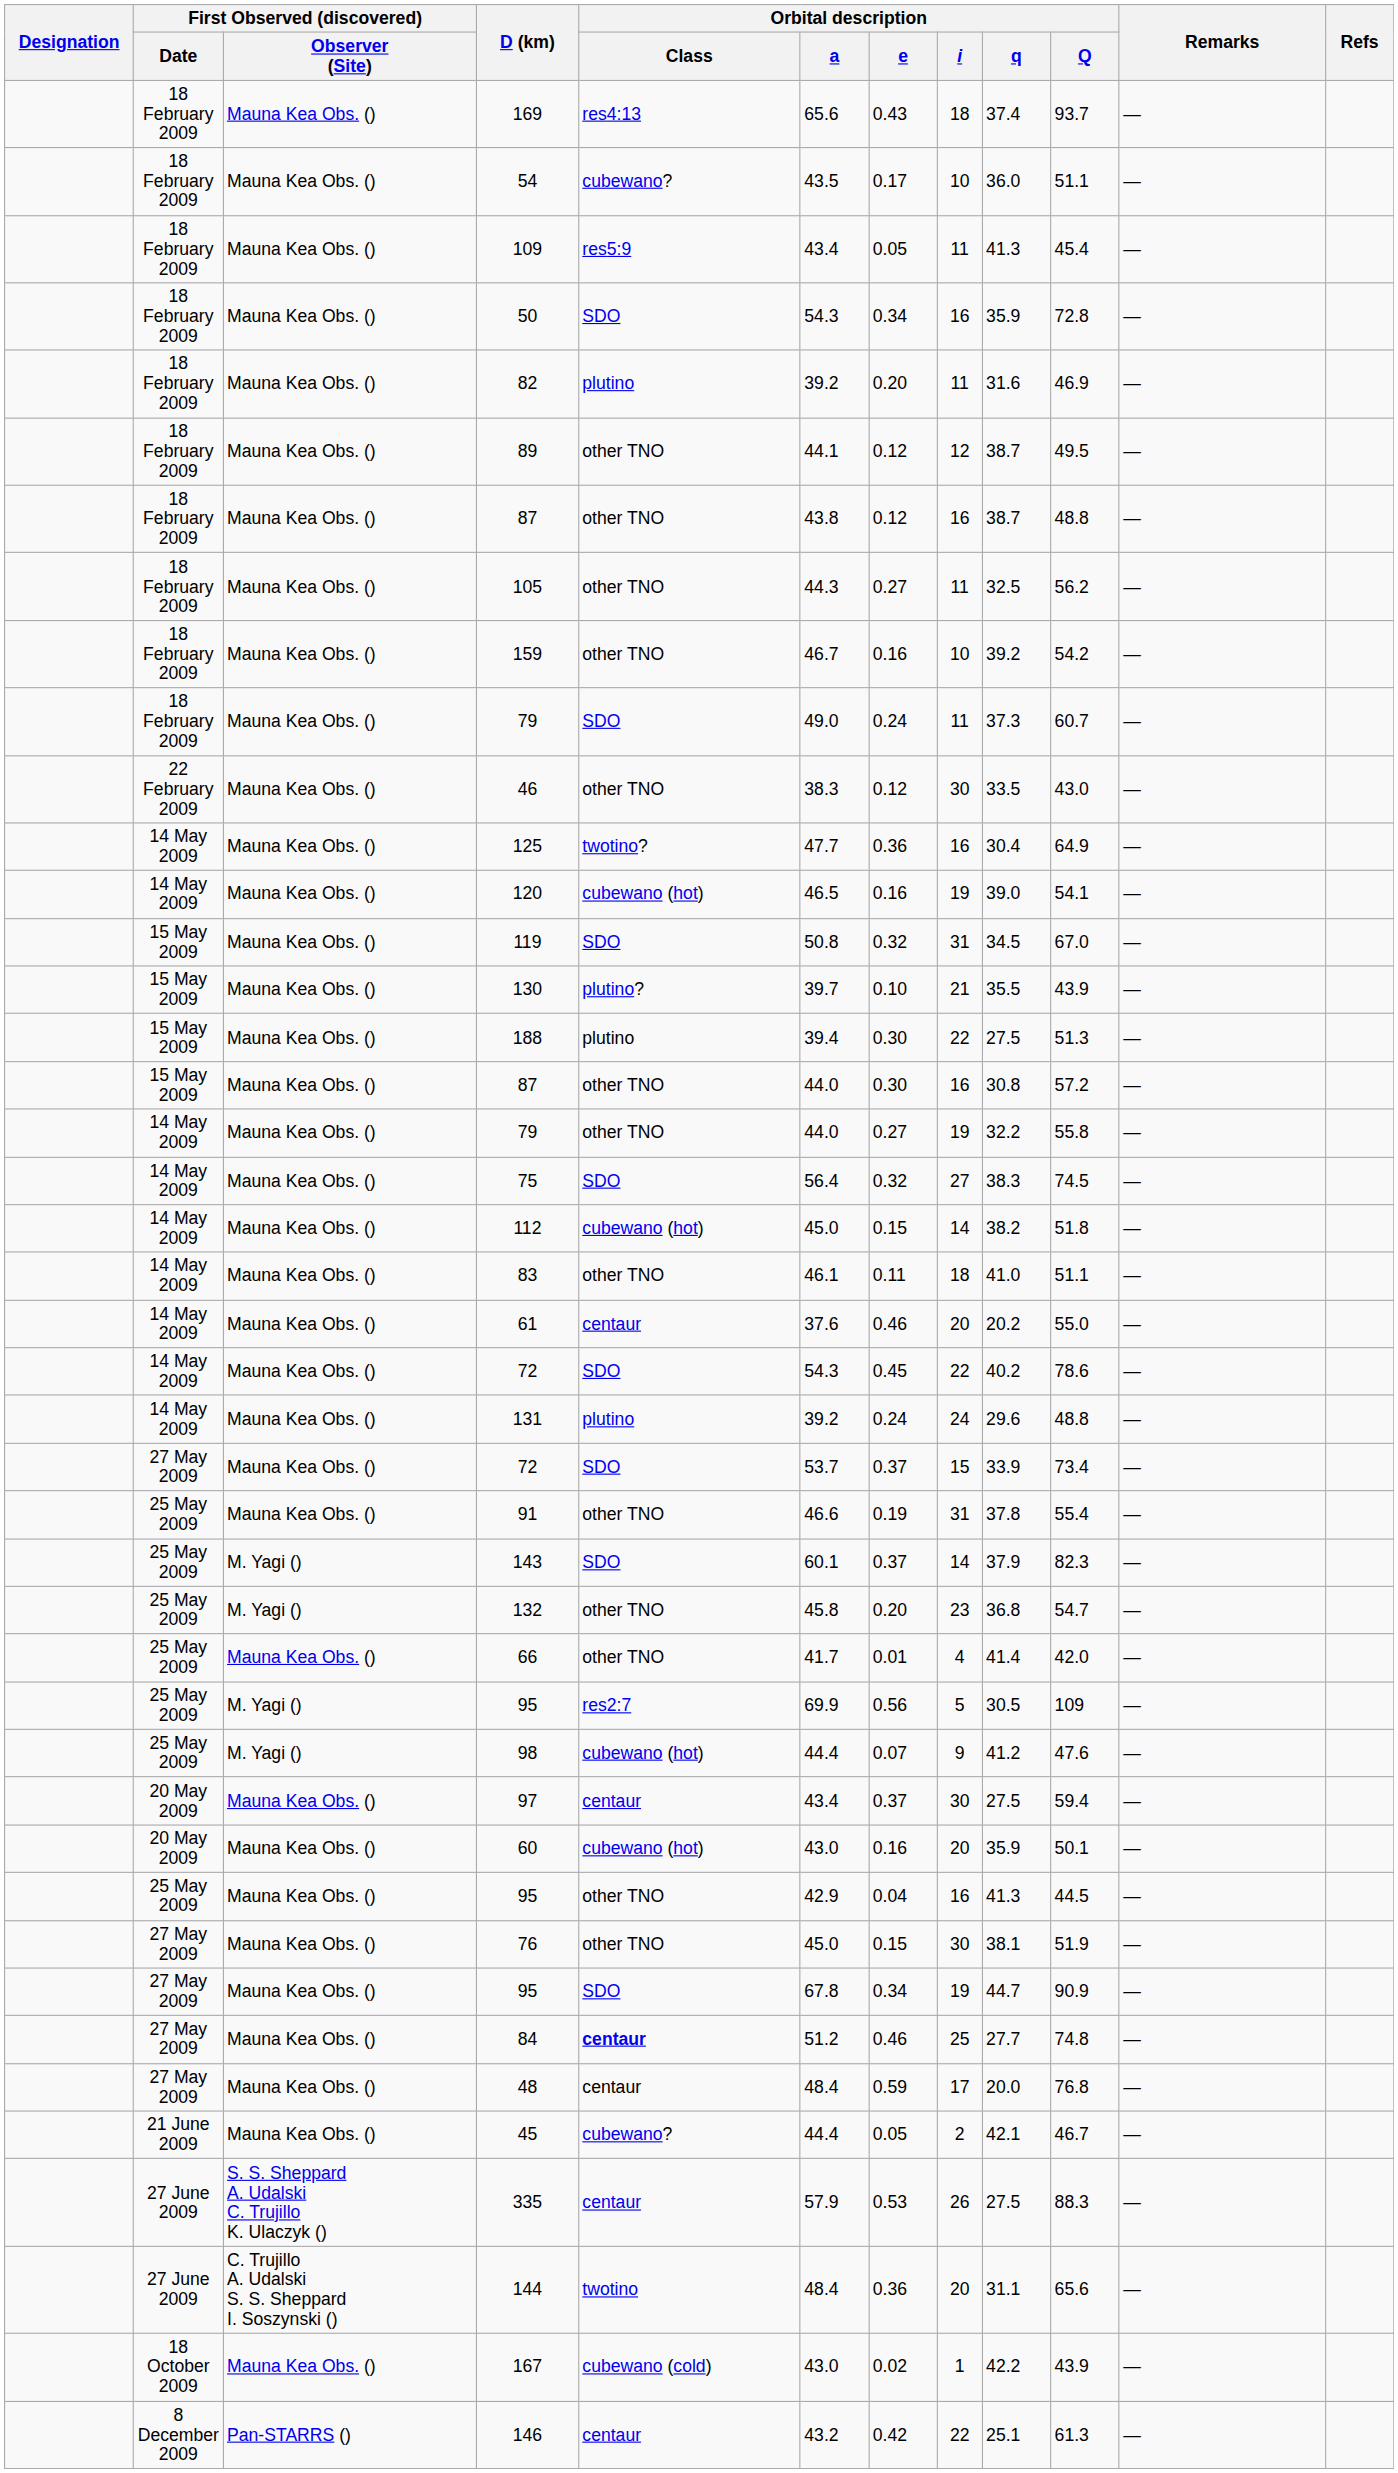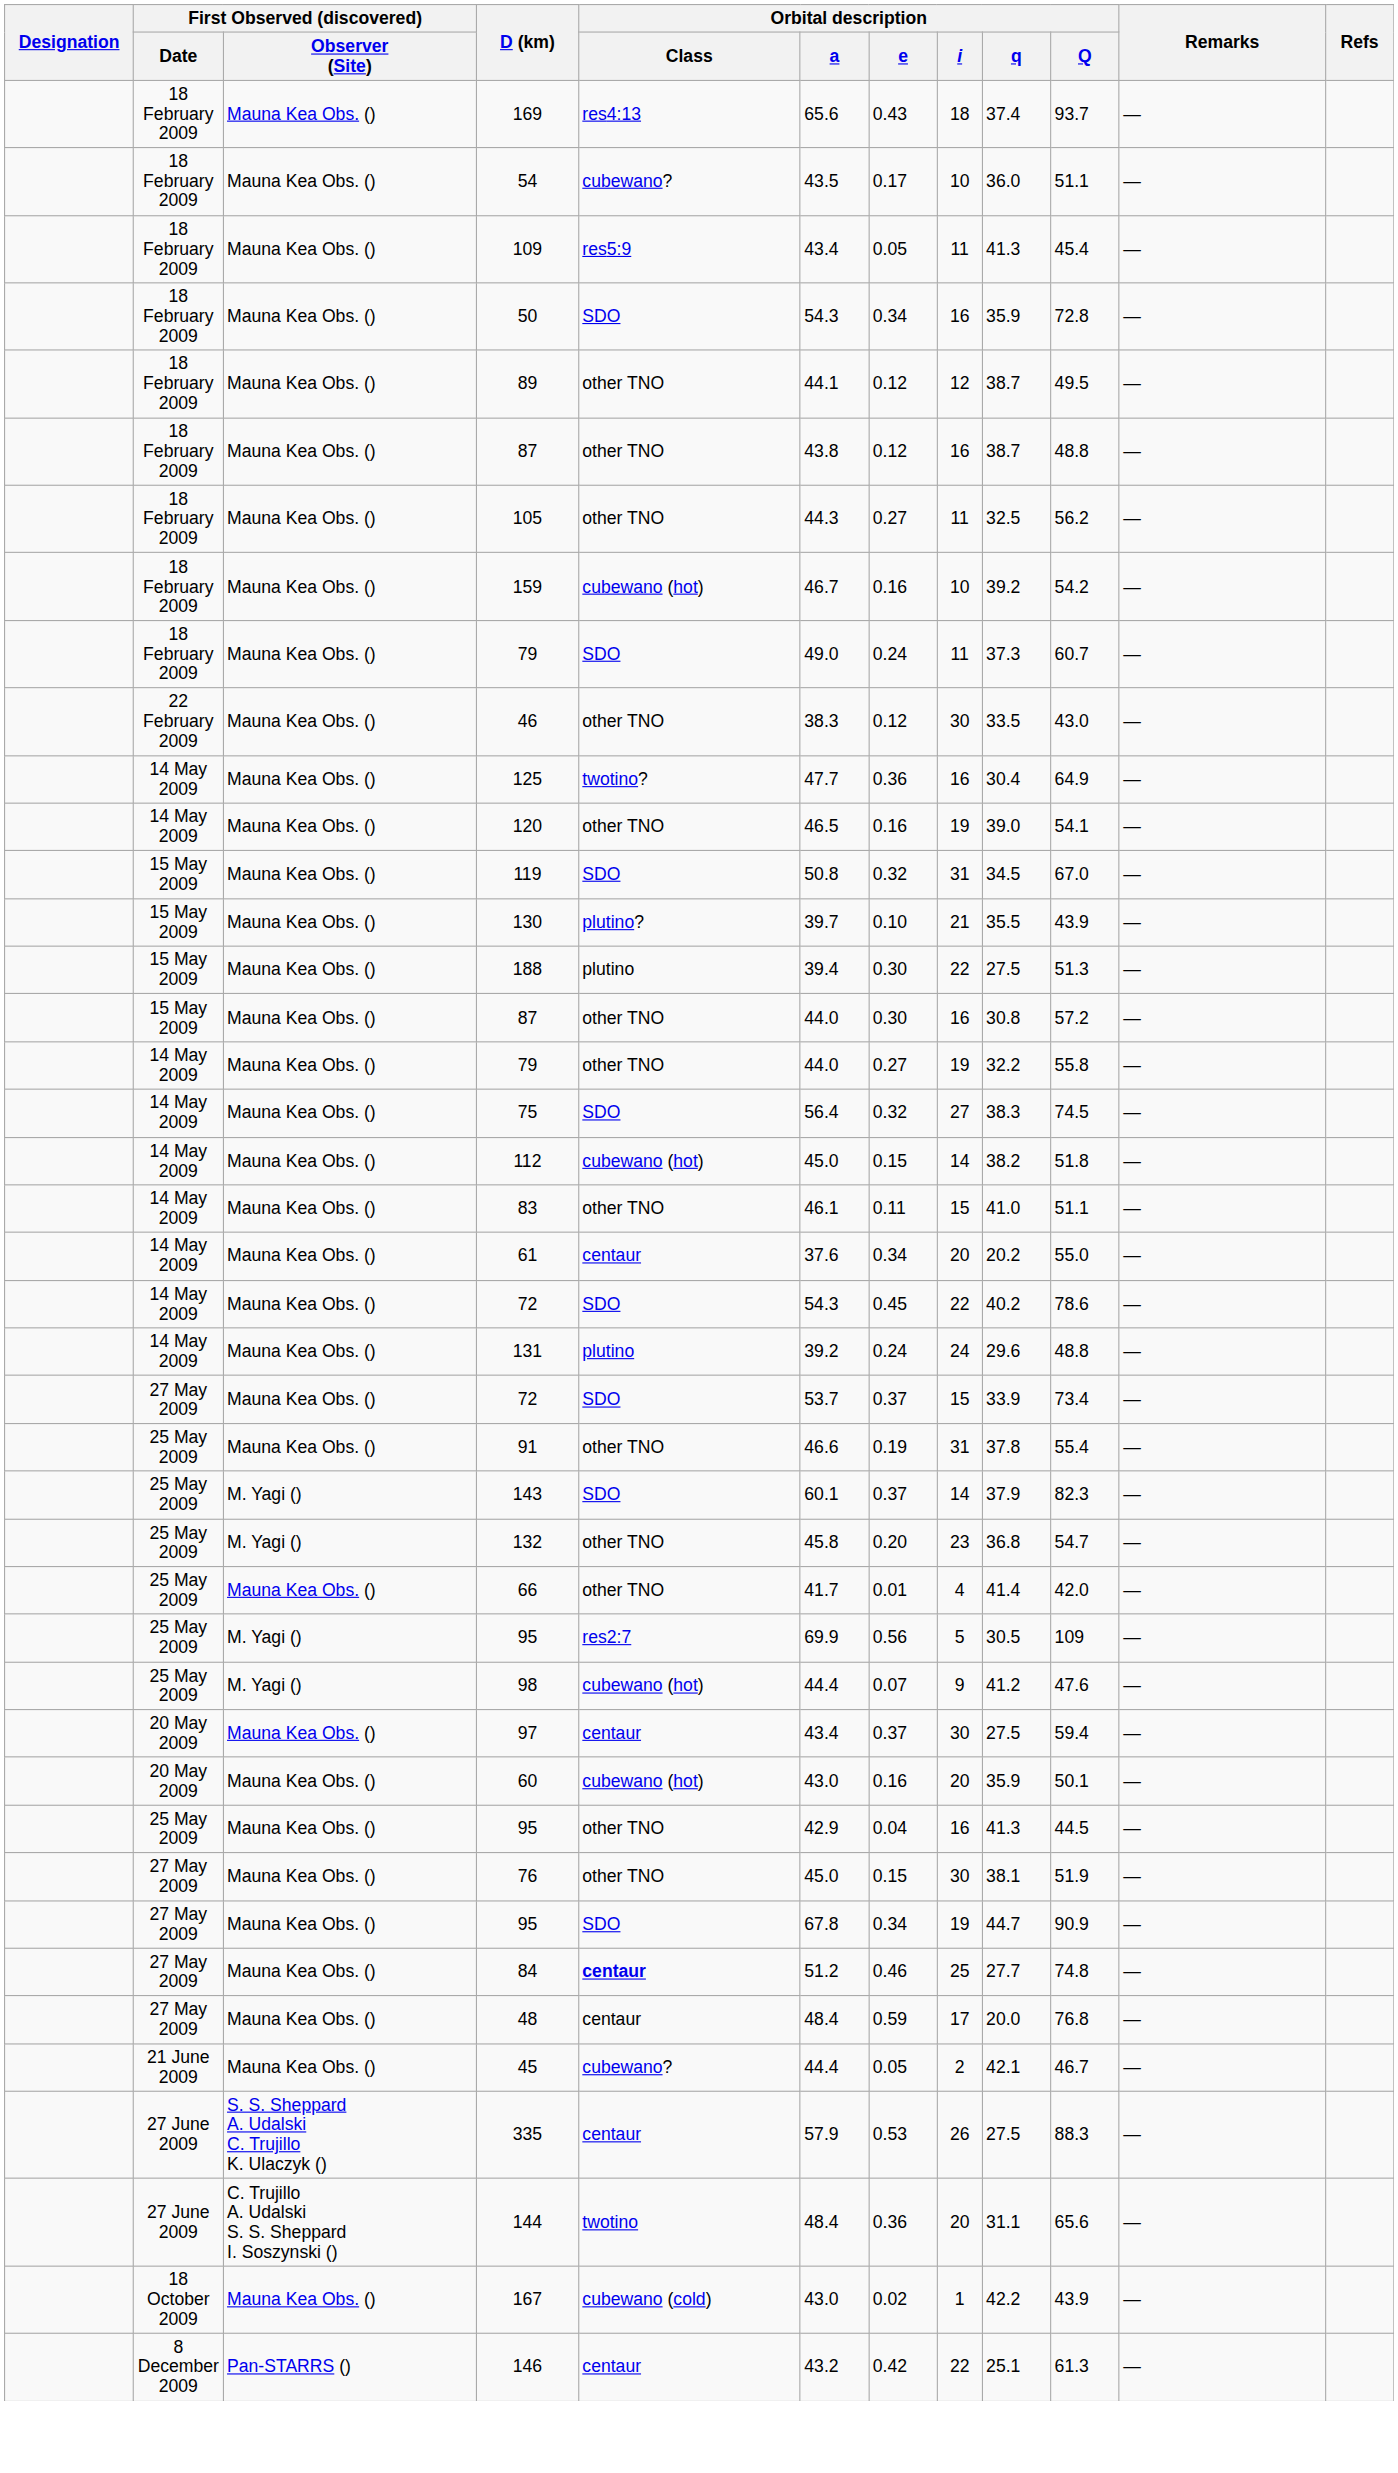- row: (178, 383)
(623, 653) other TNO -> (643, 586) cubewano (hot)
(643, 894) cubewano (hot) -> (623, 826) other TNO
(960, 1276) 18 -> (960, 1208) 15
(890, 1323) 0.46 -> (890, 1256) 0.34
